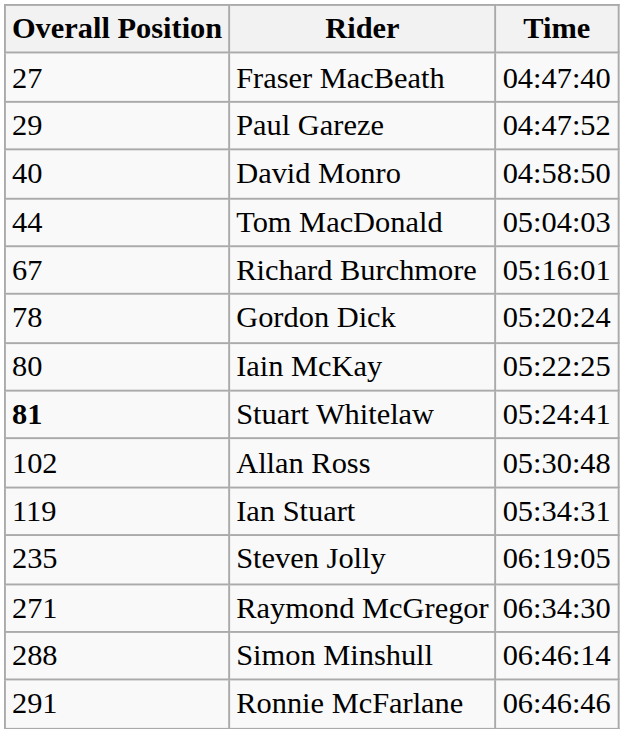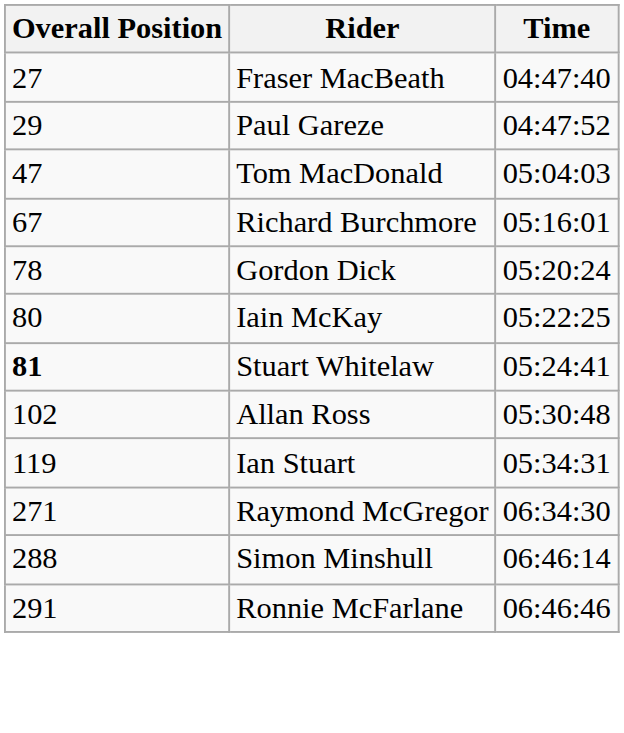- row: (319, 173)
(27, 221) 44 -> (27, 173) 47
- row: (311, 558)
